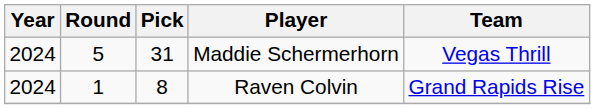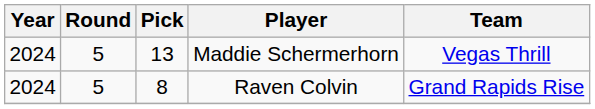(162, 53) 31 -> (162, 53) 13
(98, 86) 1 -> (98, 86) 5
